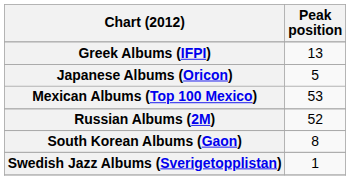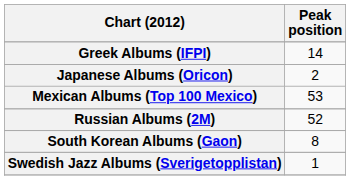(315, 53) 13 -> (315, 53) 14
(315, 75) 5 -> (315, 75) 2
